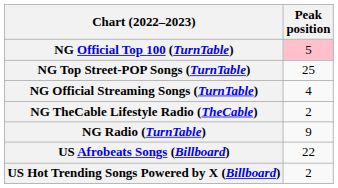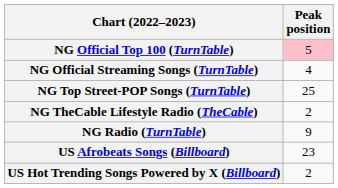rows swapped: (144, 91) <-> (144, 70)
(308, 152) 22 -> (308, 152) 23
